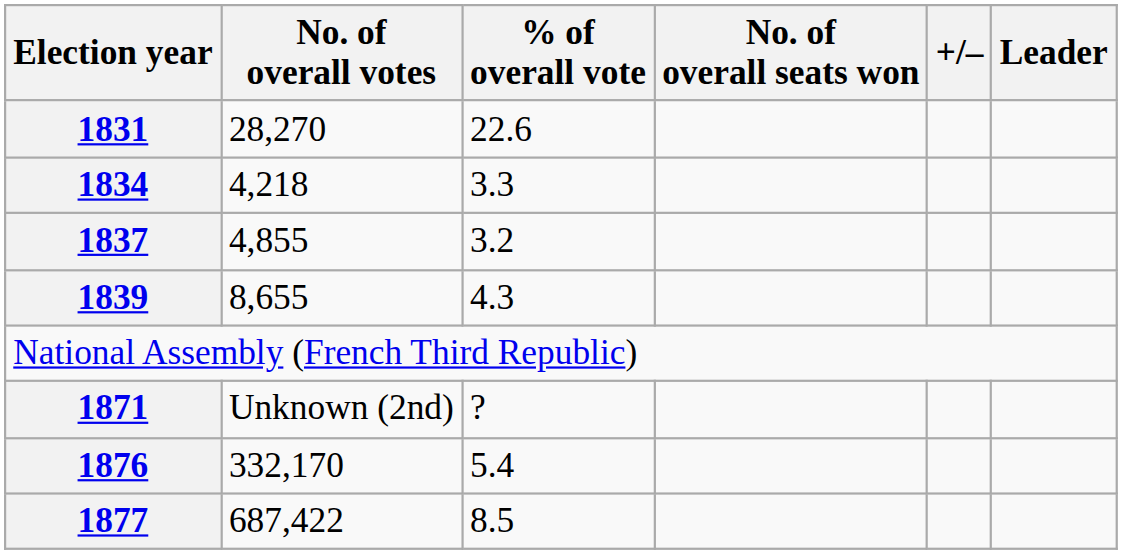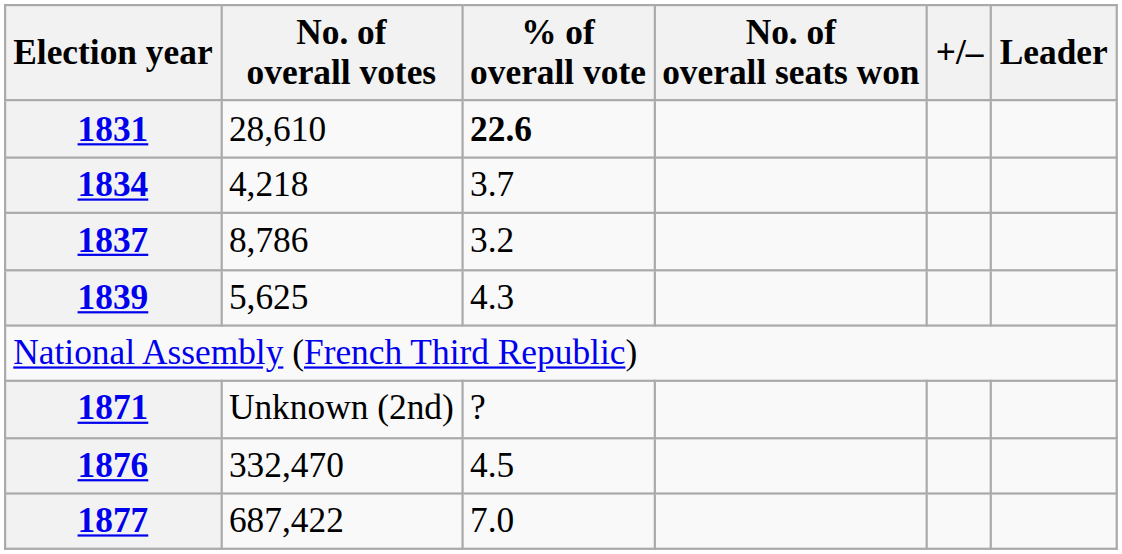(278, 128) 28,270 -> (278, 128) 28,610
(501, 128) normal -> (501, 128) bold
(492, 184) 3.3 -> (492, 184) 3.7
(269, 240) 4,855 -> (269, 240) 8,786
(269, 296) 8,655 -> (269, 296) 5,625
(286, 464) 332,170 -> (286, 464) 332,470
(492, 464) 5.4 -> (492, 464) 4.5
(492, 520) 8.5 -> (492, 520) 7.0
